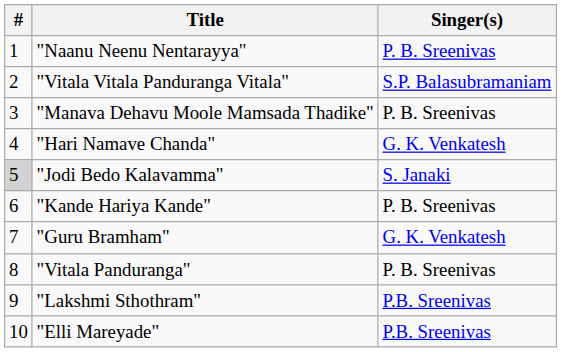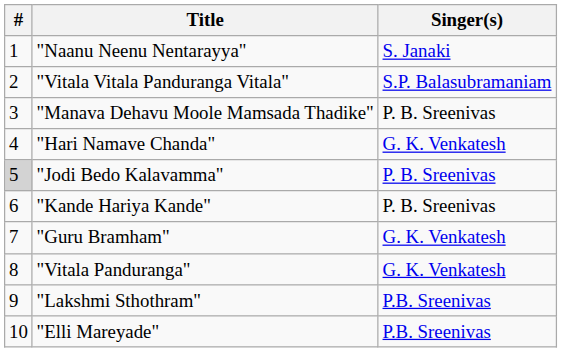(439, 51) P. B. Sreenivas -> (417, 51) S. Janaki
(417, 175) S. Janaki -> (439, 175) P. B. Sreenivas
(439, 268) P. B. Sreenivas -> (444, 268) G. K. Venkatesh
